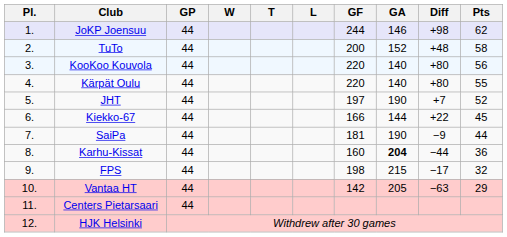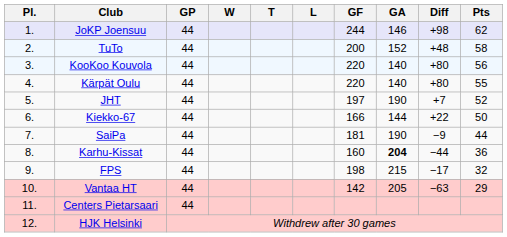(481, 118) 45 -> (481, 118) 50
